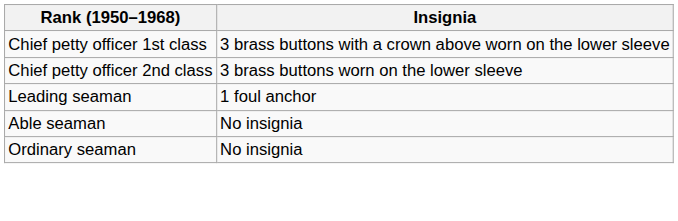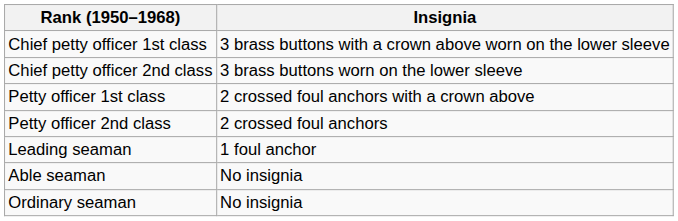+ row: (87, 96)
+ row: (90, 123)
